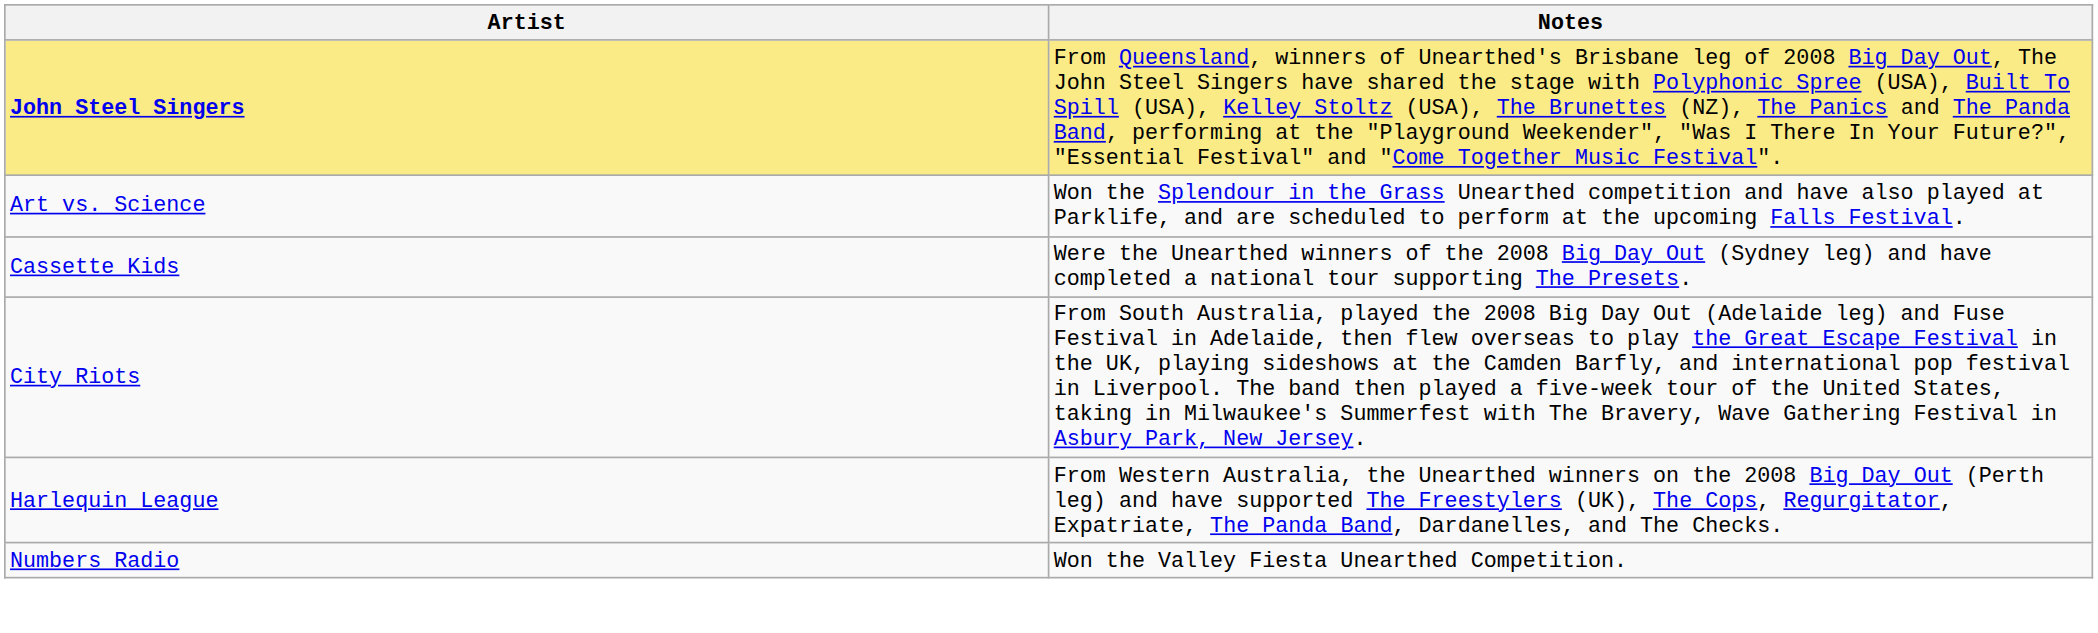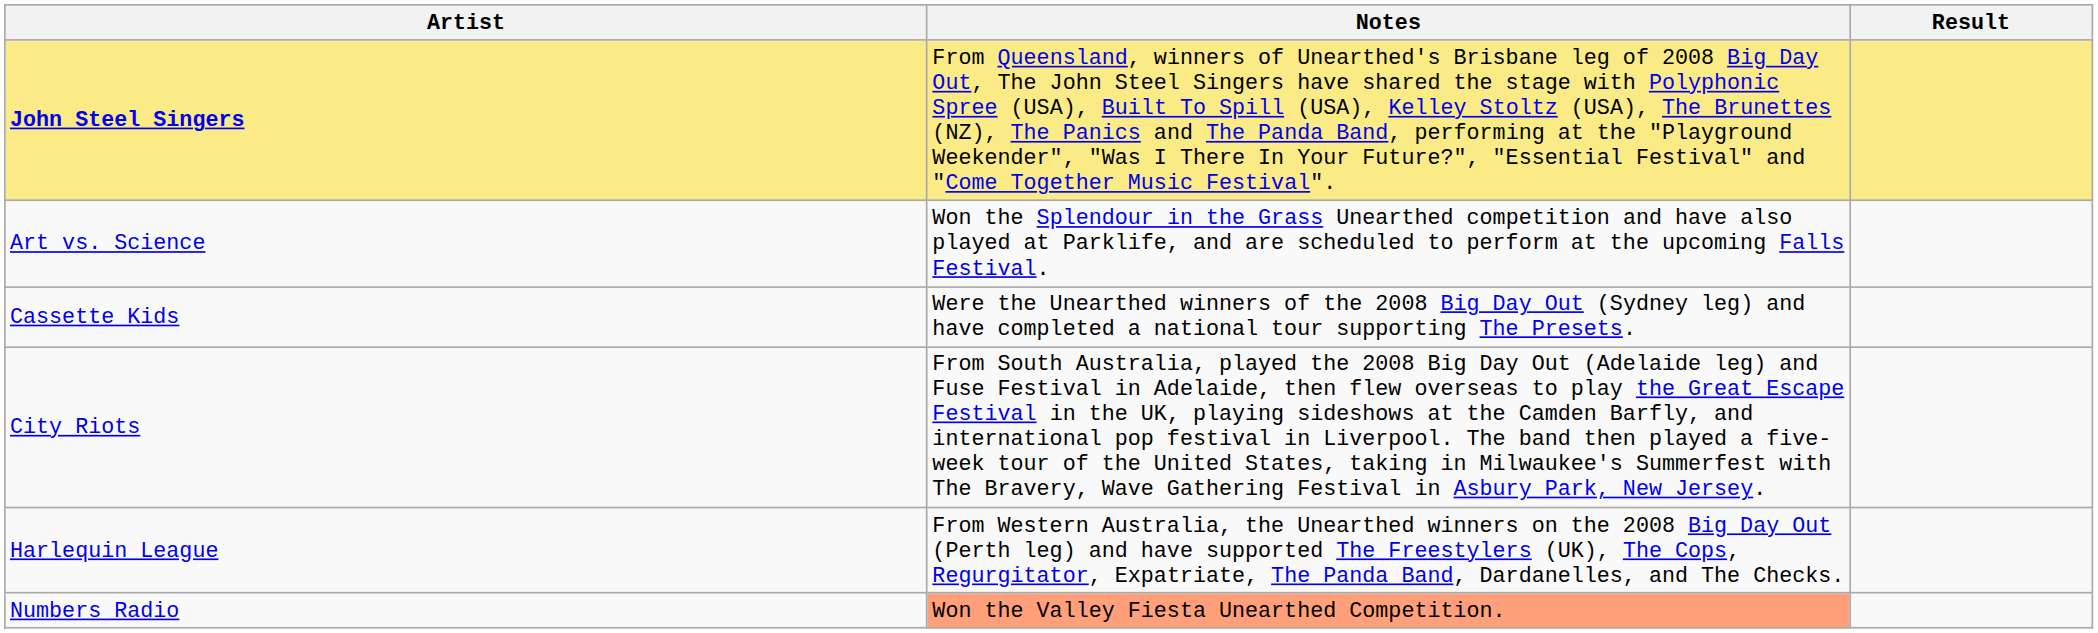+ column: (1971, 23)
(1340, 560) no background -> (1219, 611) lightsalmon background
